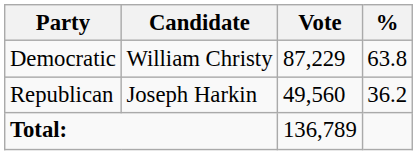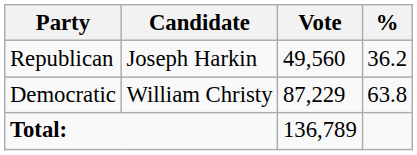rows swapped: (63, 58) <-> (62, 94)
